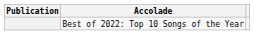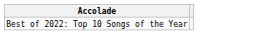- column: (32, 11)
